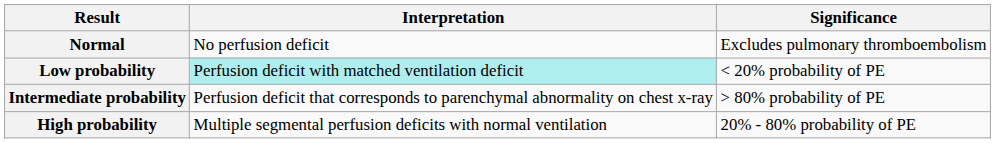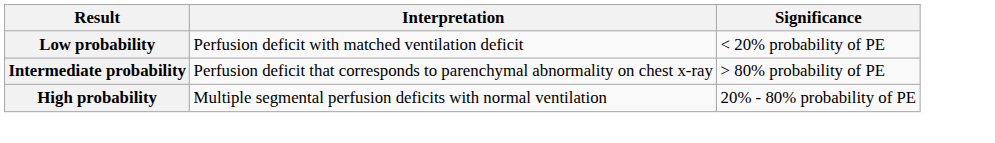- row: (97, 44)
(359, 71) paleturquoise background -> (359, 44) no background
